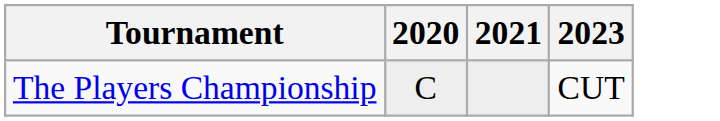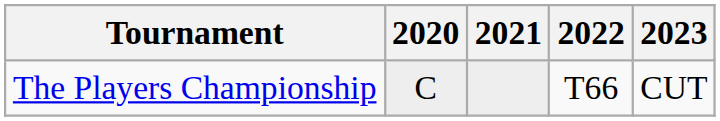+ column: (591, 32)
